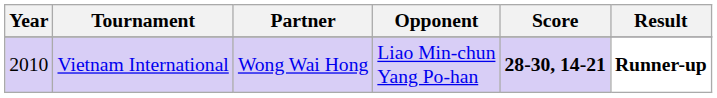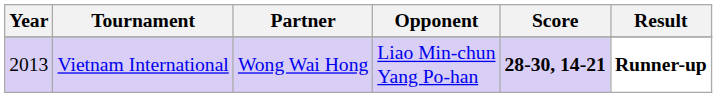(29, 64) 2010 -> (29, 64) 2013
